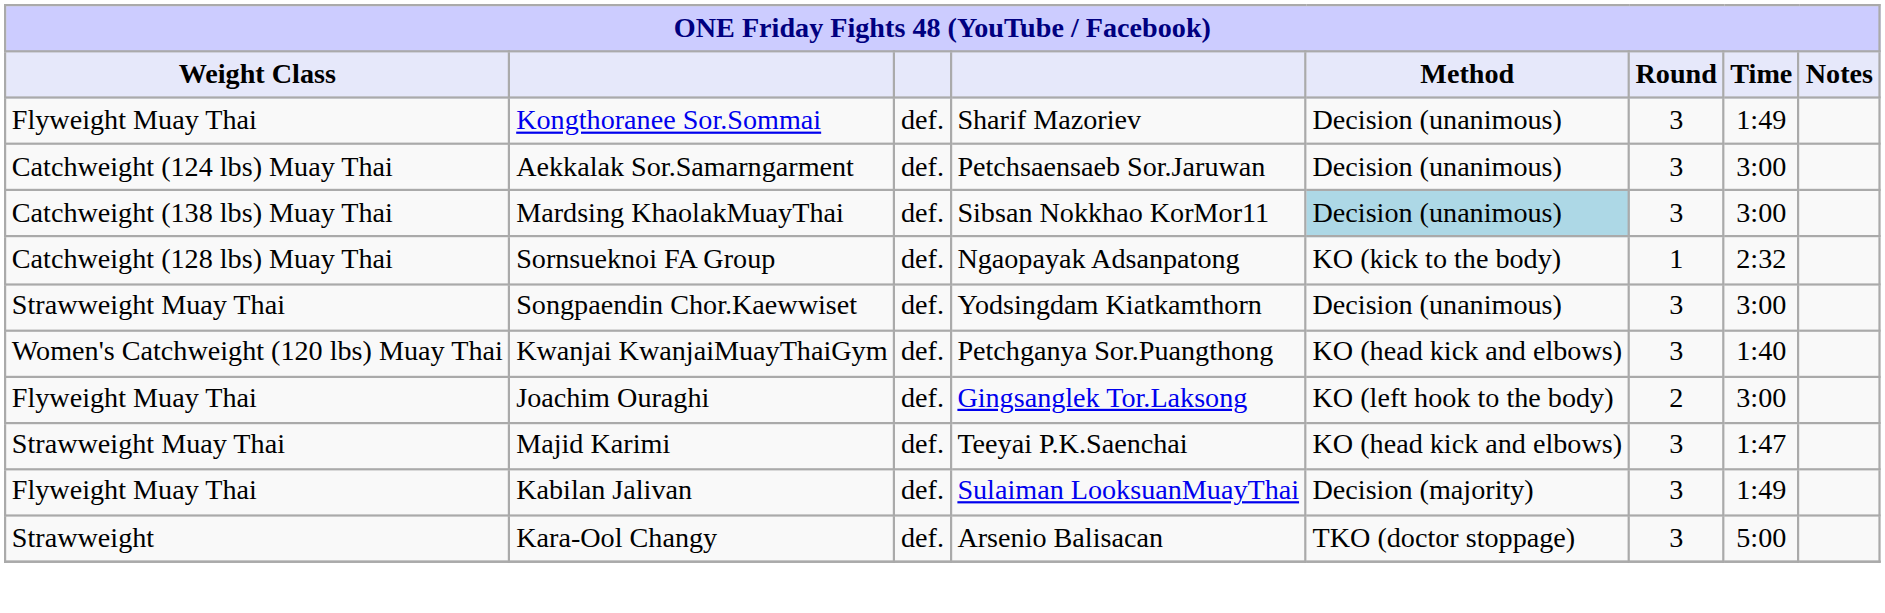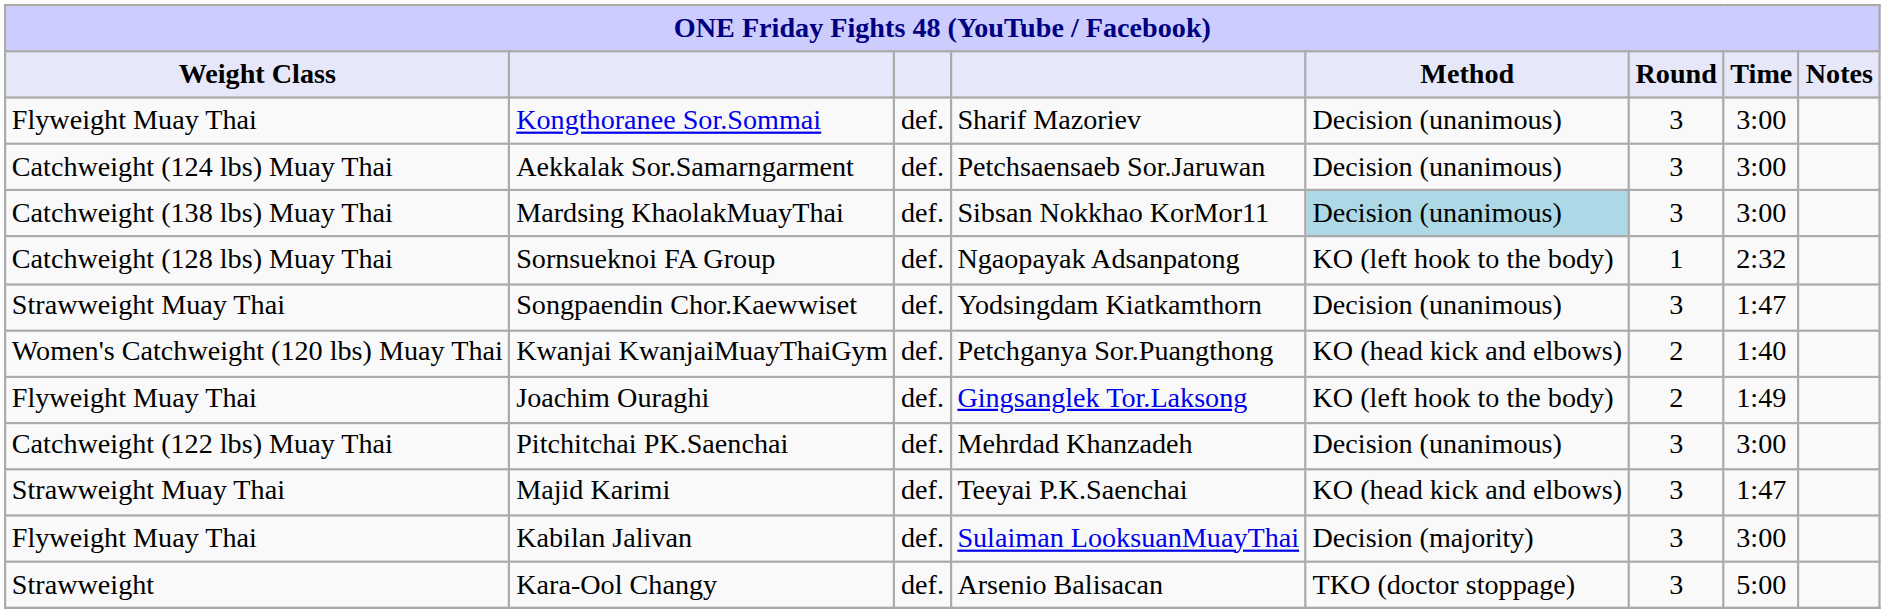(1761, 120) 1:49 -> (1761, 120) 3:00
(1437, 259) KO (kick to the body) -> (1463, 259) KO (left hook to the body)
(1761, 305) 3:00 -> (1761, 305) 1:47
(1676, 352) 3 -> (1676, 352) 2
(1761, 398) 3:00 -> (1761, 398) 1:49
+ row: (652, 445)
(1761, 491) 1:49 -> (1761, 537) 3:00
